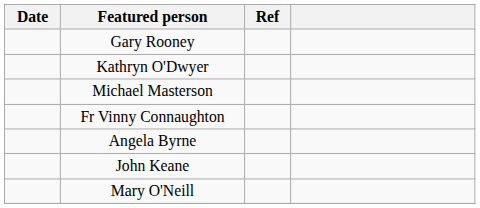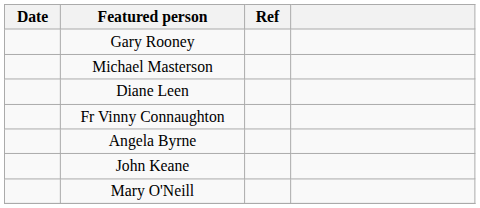- row: (153, 66)
+ row: (153, 91)
